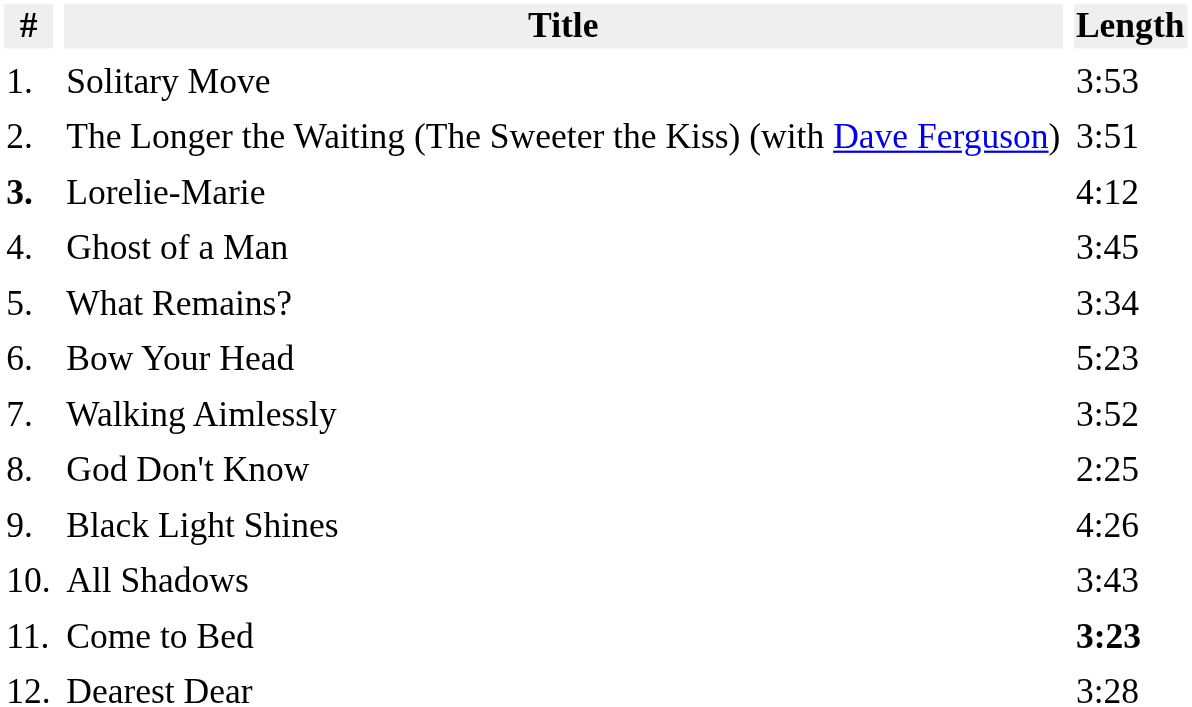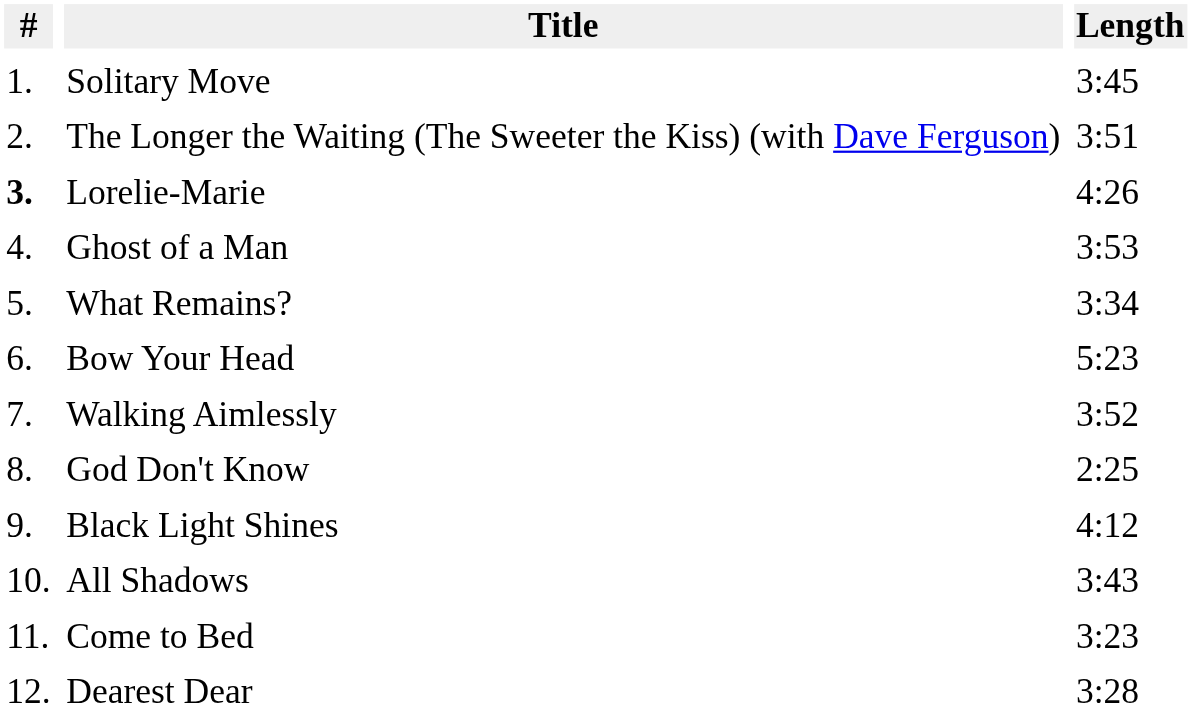(1107, 81) 3:53 -> (1107, 81) 3:45
(1107, 192) 4:12 -> (1107, 192) 4:26
(1107, 247) 3:45 -> (1107, 247) 3:53
(1107, 525) 4:26 -> (1107, 525) 4:12
(1108, 636) bold -> (1107, 636) normal
